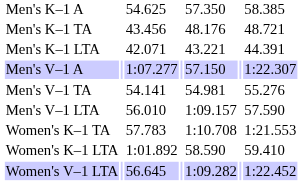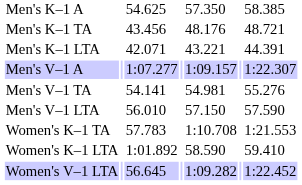(205, 69) 57.150 -> (211, 69) 1:09.157
(211, 110) 1:09.157 -> (205, 110) 57.150
